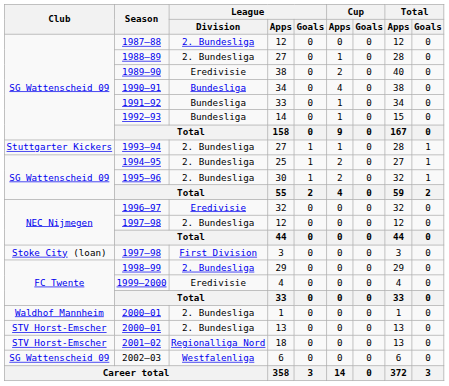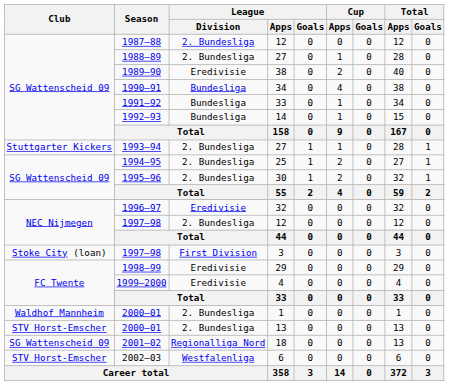(218, 268) 2. Bundesliga -> (218, 268) Eredivisie
(59, 343) STV Horst-Emscher -> (59, 343) SG Wattenscheid 09
(59, 358) SG Wattenscheid 09 -> (59, 358) STV Horst-Emscher
